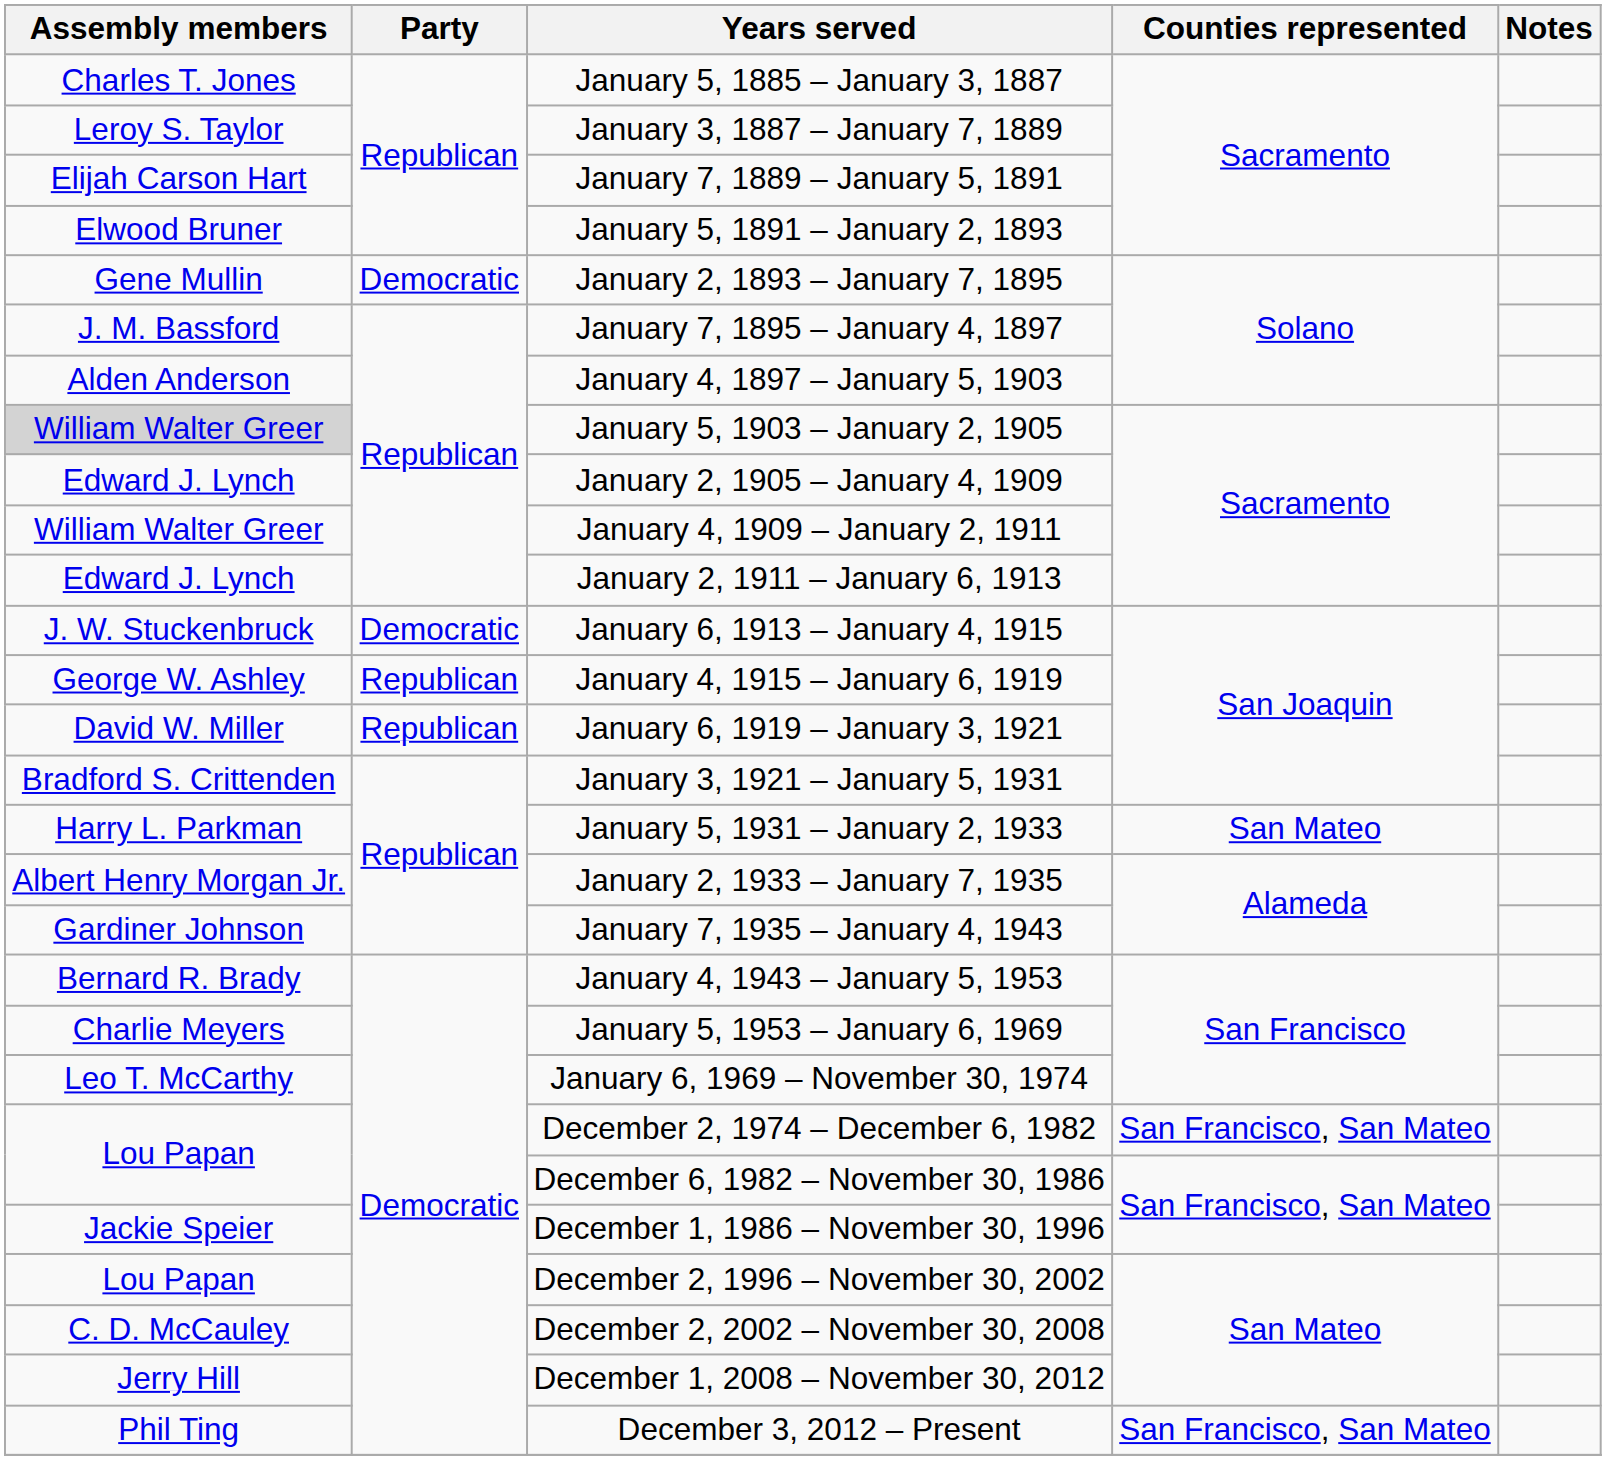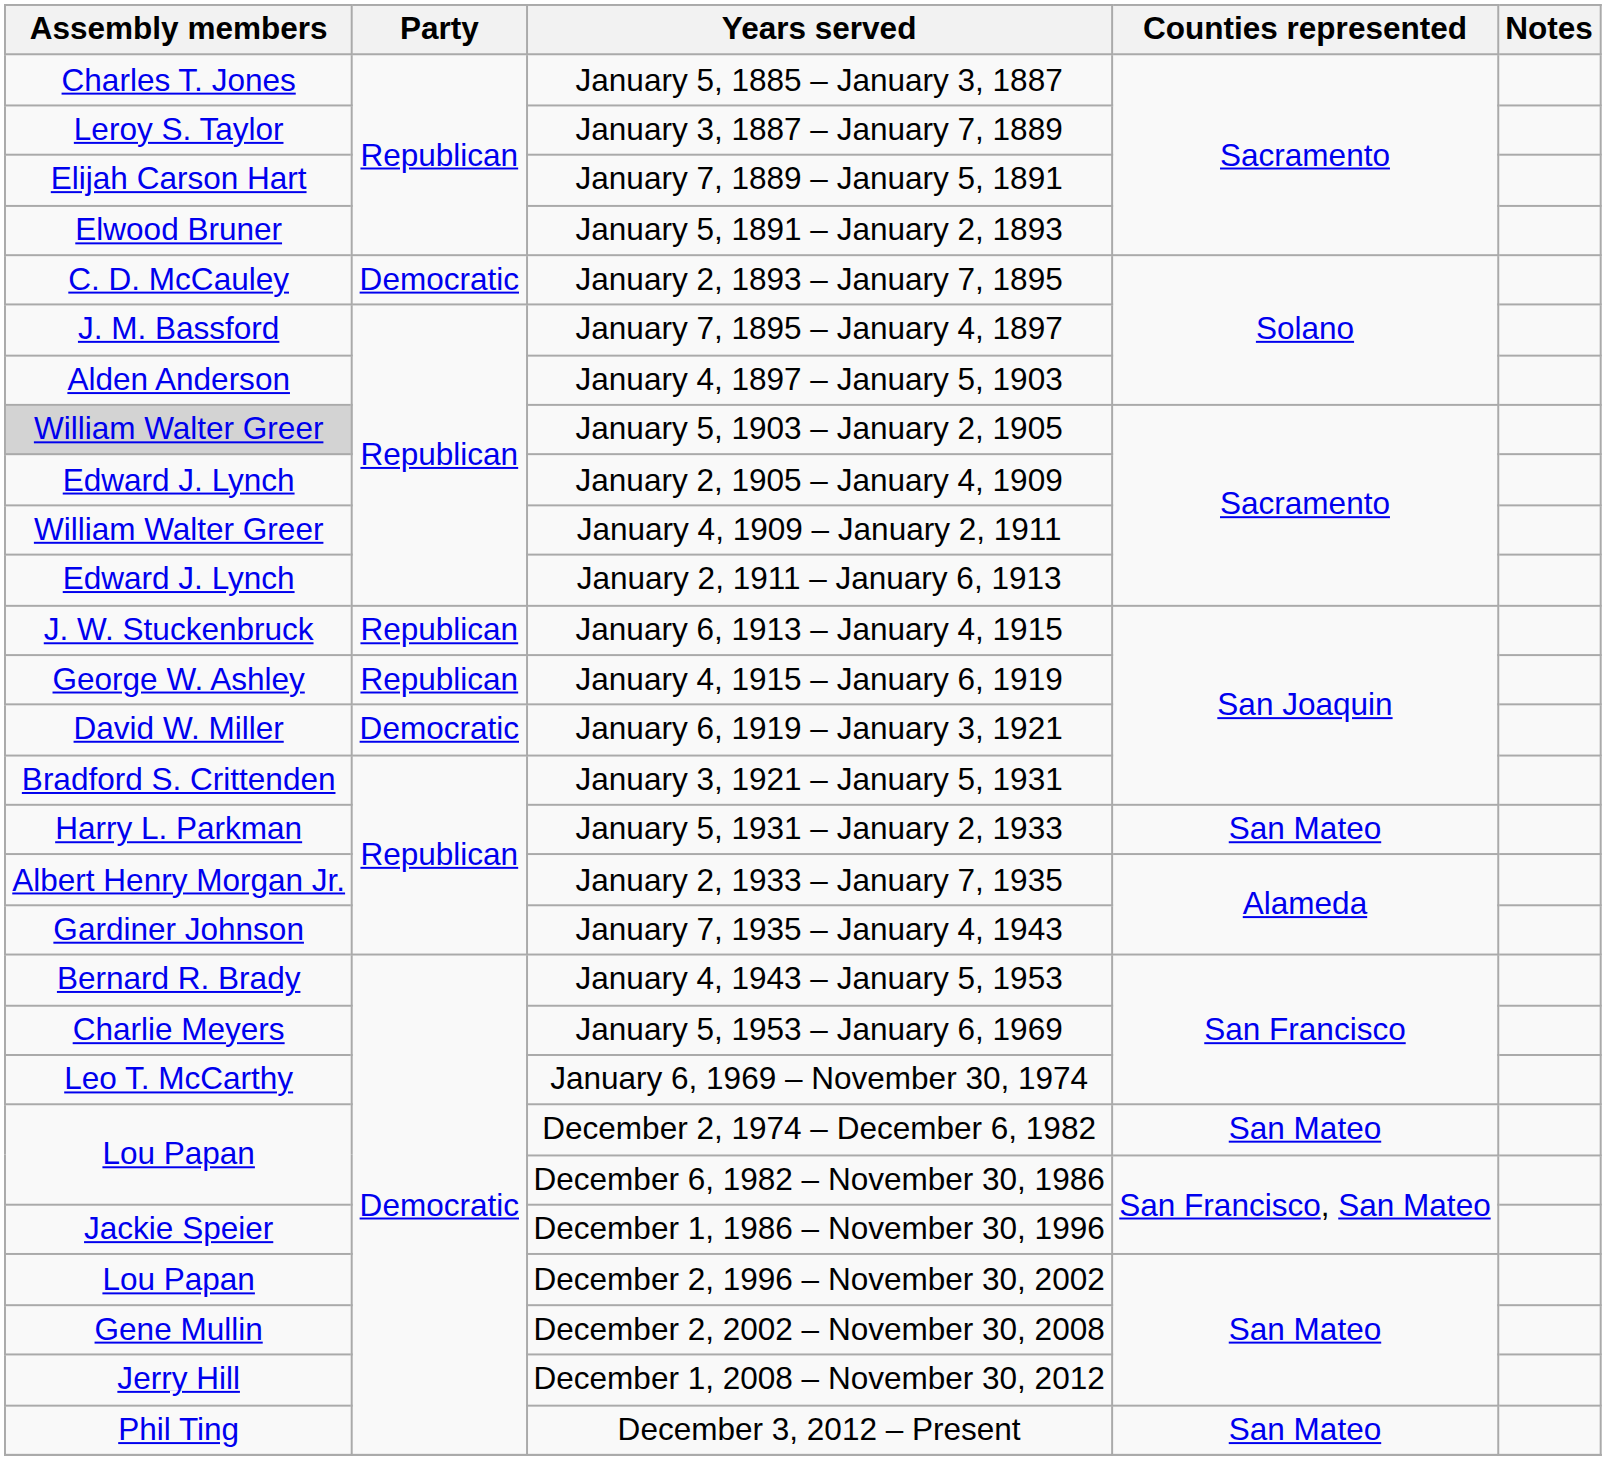(179, 279) Gene Mullin -> (179, 279) C. D. McCauley
(439, 629) Democratic -> (439, 629) Republican
(439, 729) Republican -> (439, 729) Democratic
(1305, 1129) San Francisco, San Mateo -> (1305, 1129) San Mateo
(179, 1329) C. D. McCauley -> (179, 1329) Gene Mullin
(1305, 1429) San Francisco, San Mateo -> (1305, 1429) San Mateo
